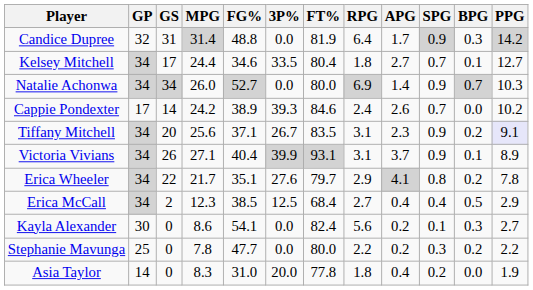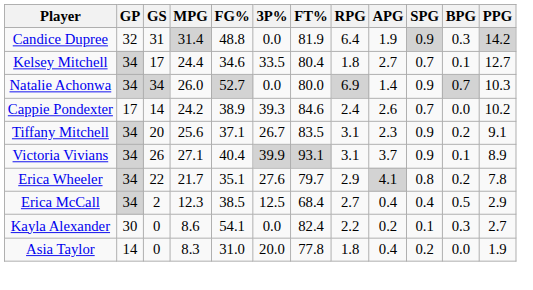(400, 39) 1.7 -> (388, 39) 1.9
(510, 132) lavender background -> (498, 132) no background
(362, 226) 5.6 -> (350, 226) 2.2
- row: (67, 249)
